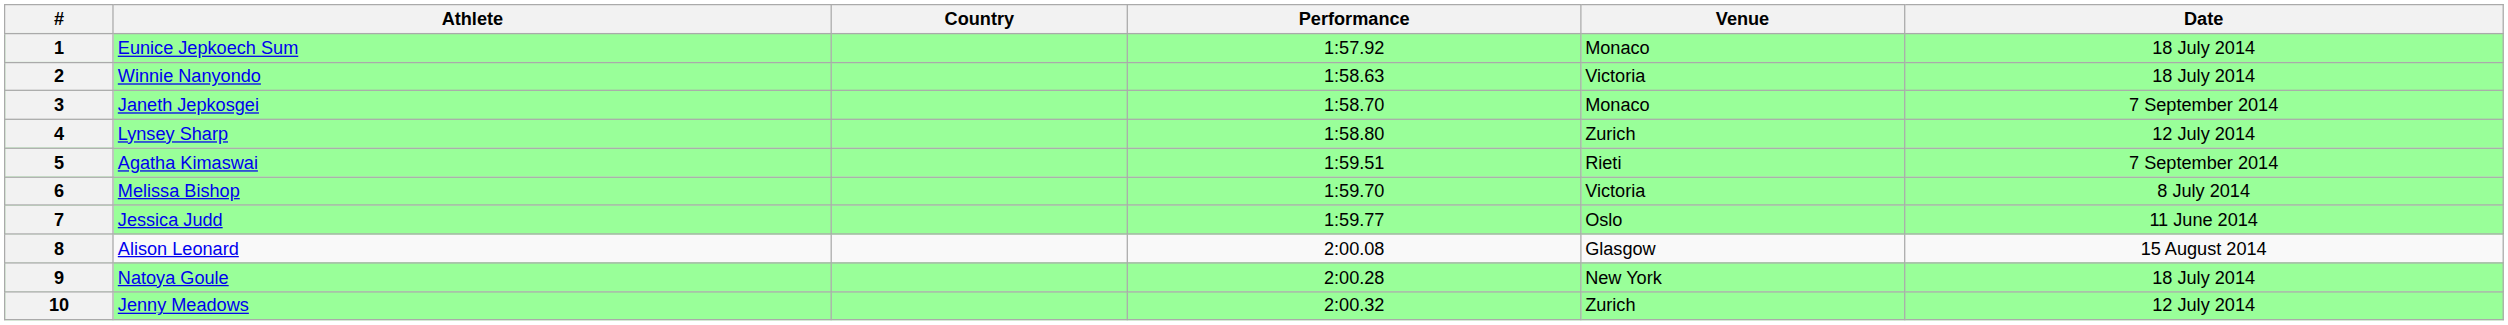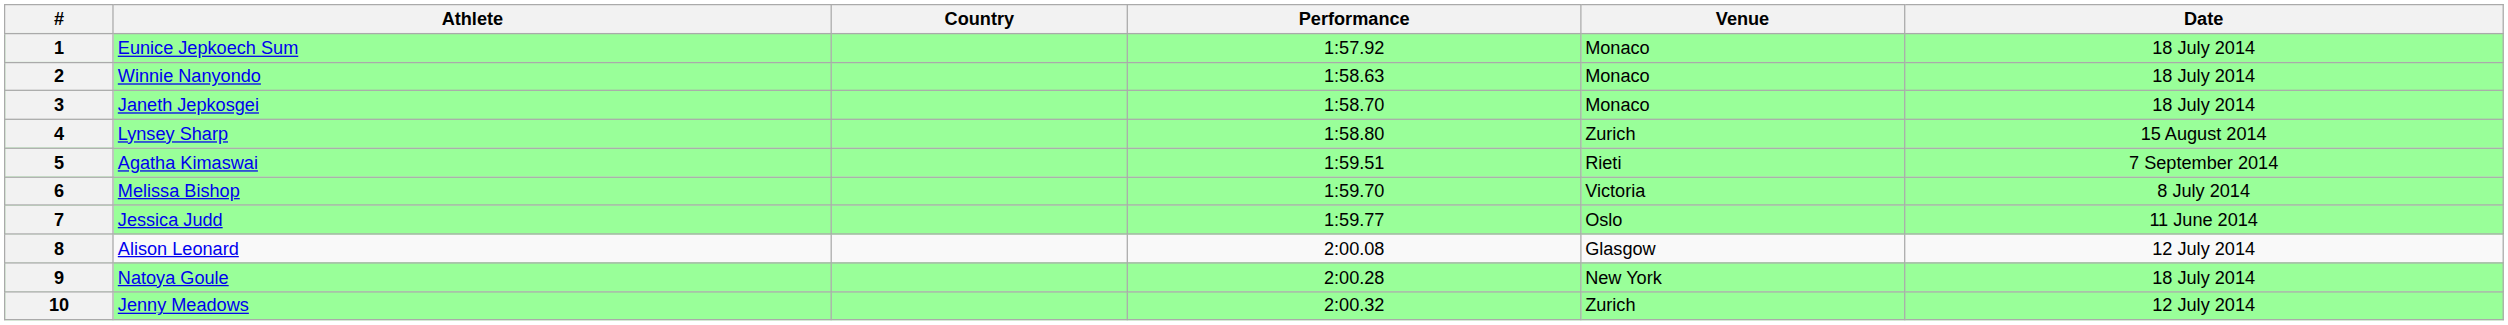(1615, 77) Victoria -> (1617, 77) Monaco
(2204, 105) 7 September 2014 -> (2204, 105) 18 July 2014
(2204, 134) 12 July 2014 -> (2204, 134) 15 August 2014
(2204, 249) 15 August 2014 -> (2204, 249) 12 July 2014
